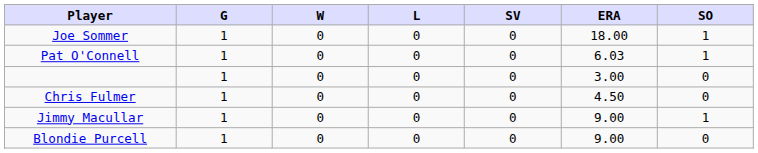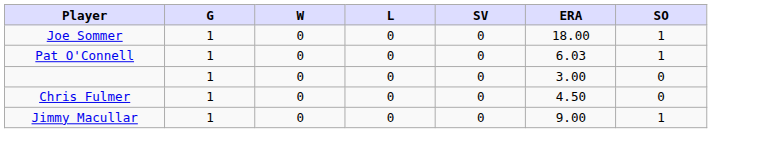- row: (90, 138)
